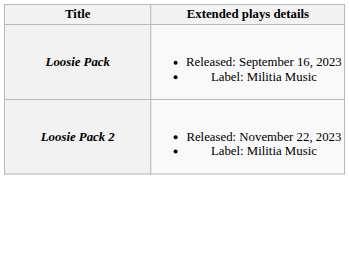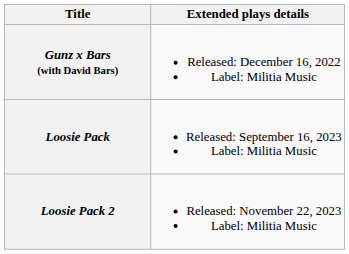+ row: (78, 62)
